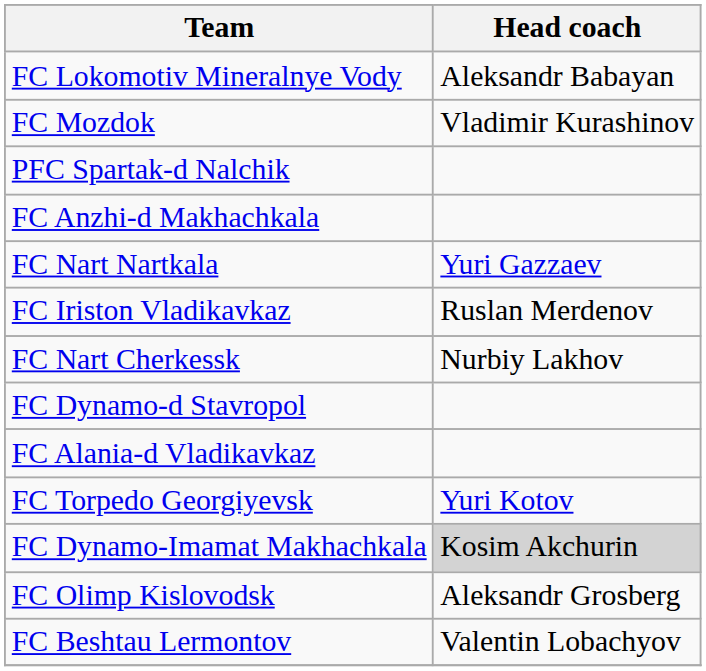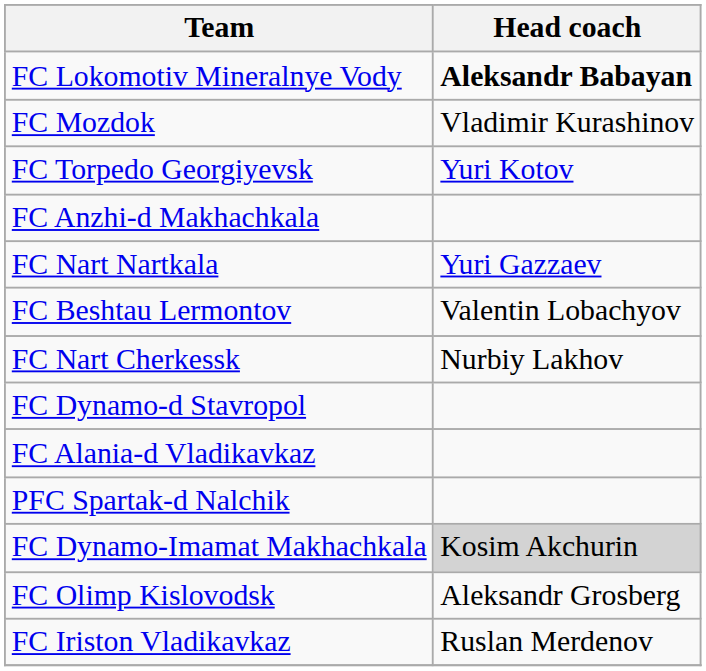(557, 75) normal -> (566, 75) bold
rows swapped: (162, 500) <-> (151, 169)
rows swapped: (151, 311) <-> (151, 641)
